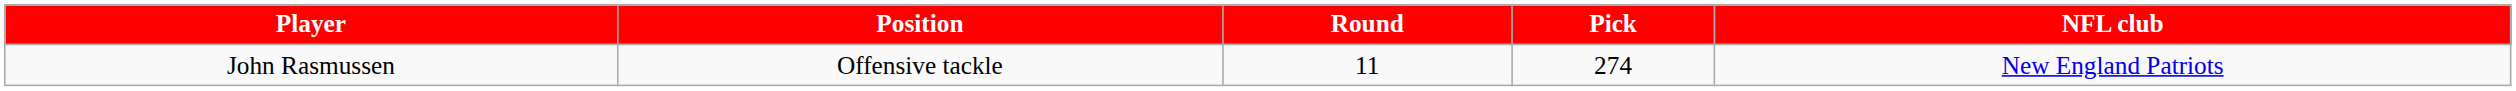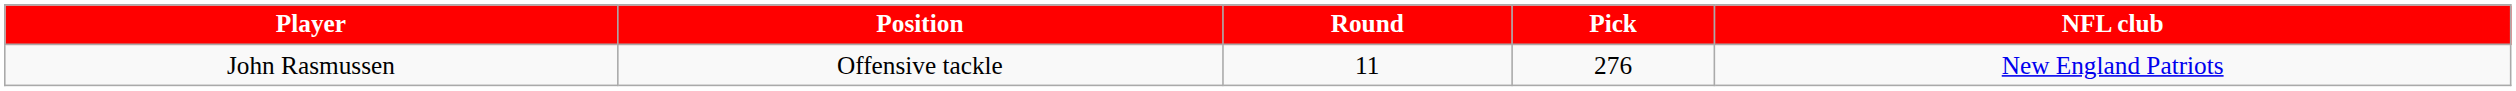(1613, 64) 274 -> (1613, 64) 276
